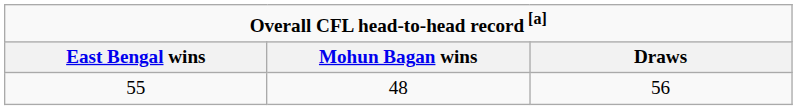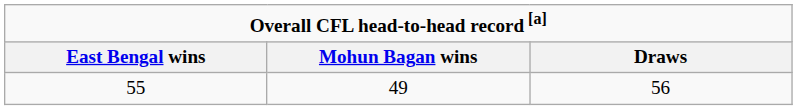(398, 88) 48 -> (398, 88) 49
